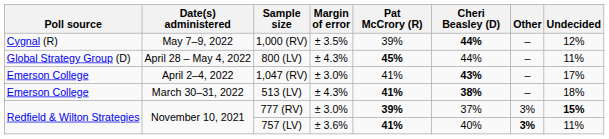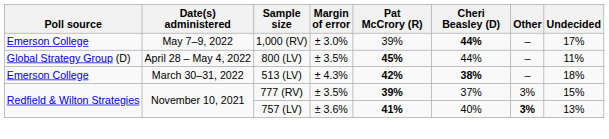(32, 42) Cygnal (R) -> (48, 42) Emerson College
(331, 42) ± 3.5% -> (331, 42) ± 3.0%
(574, 42) 12% -> (574, 42) 17%
(331, 59) ± 4.3% -> (331, 59) ± 3.5%
- row: (282, 76)
(392, 92) 41% -> (392, 76) 42%
(331, 109) ± 3.0% -> (331, 92) ± 3.5%
(574, 109) bold -> (574, 92) normal
(574, 126) 11% -> (574, 109) 13%
